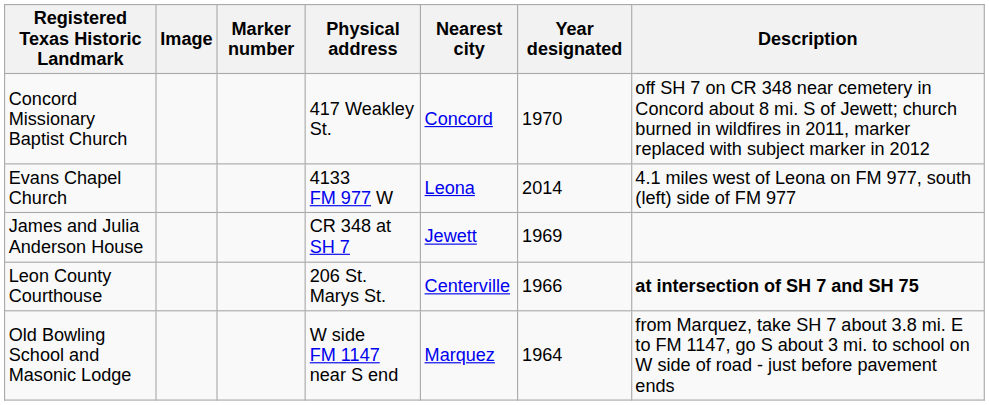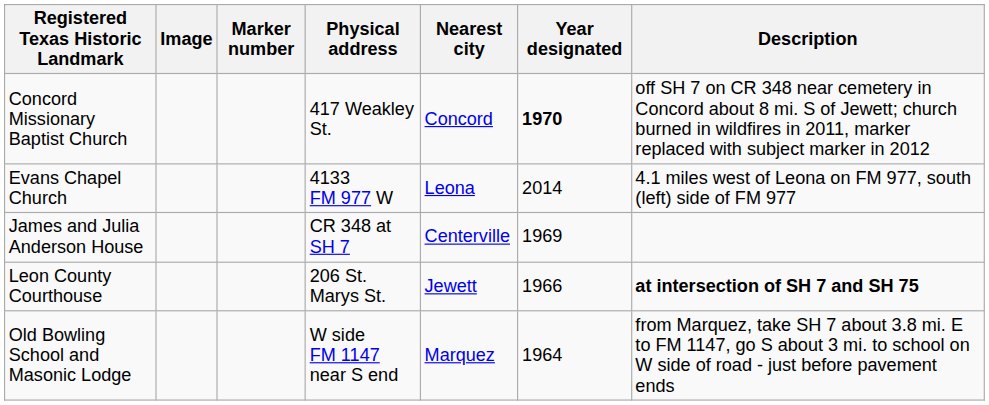(542, 118) normal -> (542, 118) bold
(451, 237) Jewett -> (467, 237) Centerville
(467, 286) Centerville -> (451, 286) Jewett
